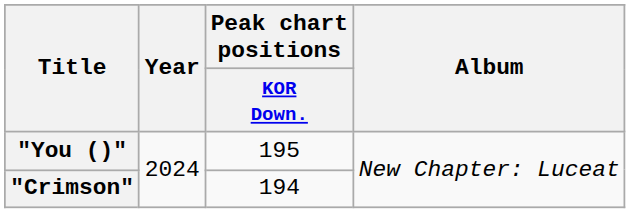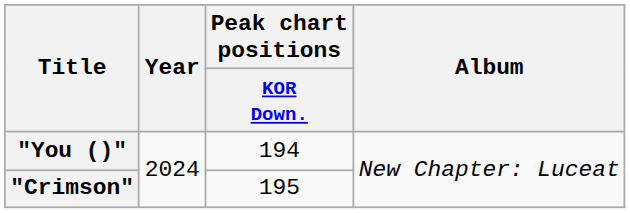(279, 151) 195 -> (279, 151) 194
(279, 188) 194 -> (279, 188) 195
